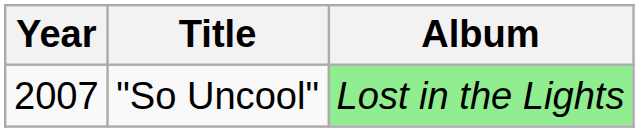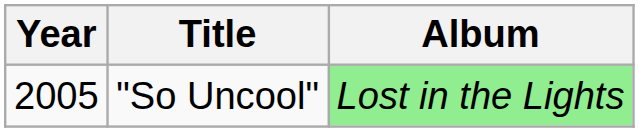(56, 95) 2007 -> (56, 95) 2005
